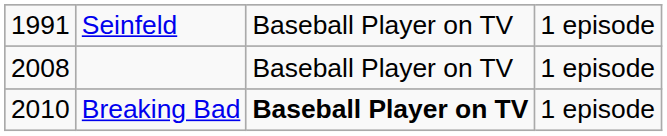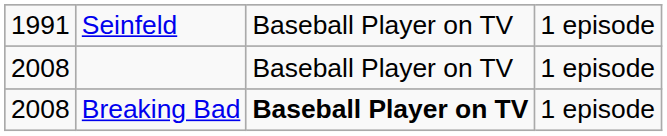(40, 109) 2010 -> (40, 109) 2008
